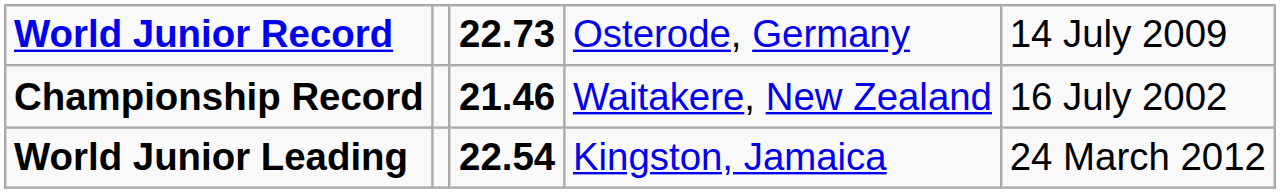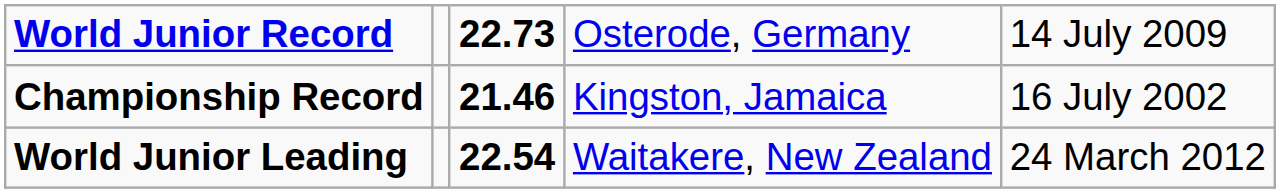(782, 95) Waitakere, New Zealand -> (730, 95) Kingston, Jamaica
(730, 156) Kingston, Jamaica -> (782, 156) Waitakere, New Zealand
